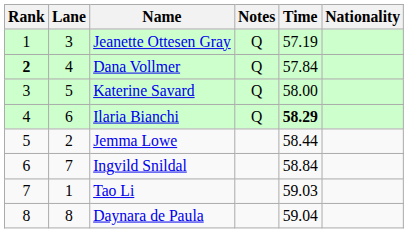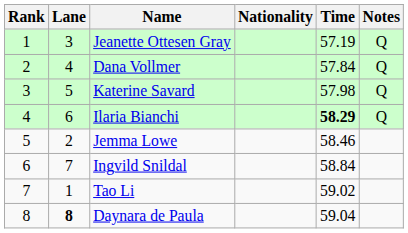columns swapped: (363, 16) <-> (257, 16)
(26, 66) bold -> (26, 66) normal
(300, 91) 58.00 -> (338, 91) 57.98
(300, 141) 58.44 -> (338, 141) 58.46
(300, 191) 59.03 -> (338, 191) 59.02
(69, 215) normal -> (69, 215) bold
